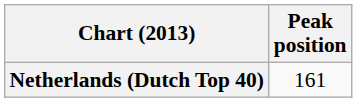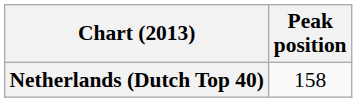(310, 79) 161 -> (310, 79) 158
